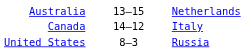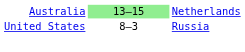(129, 12) no background -> (129, 12) lightgreen background
- row: (67, 27)
